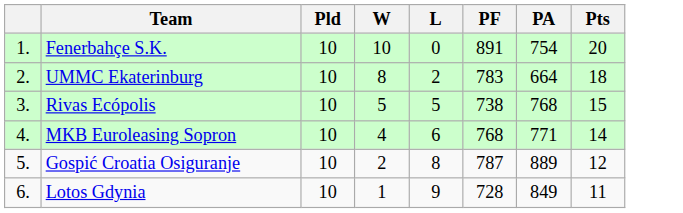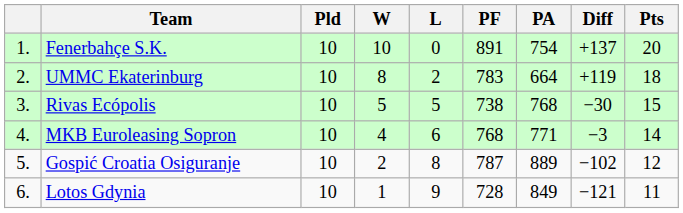+ column: (598, 18)
